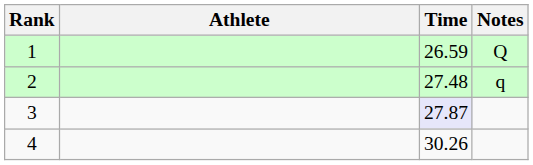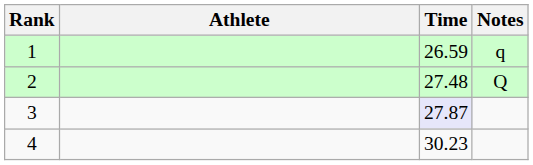(500, 50) Q -> (500, 50) q
(500, 81) q -> (500, 81) Q
(446, 143) 30.26 -> (446, 143) 30.23
